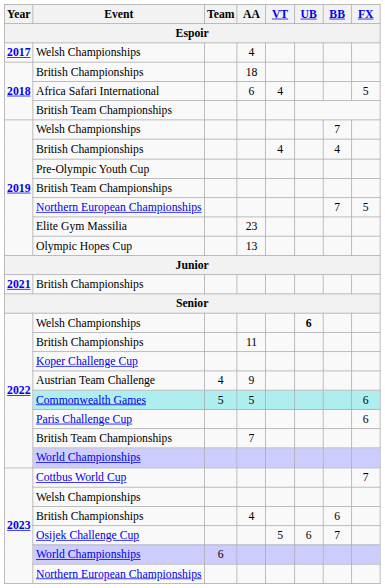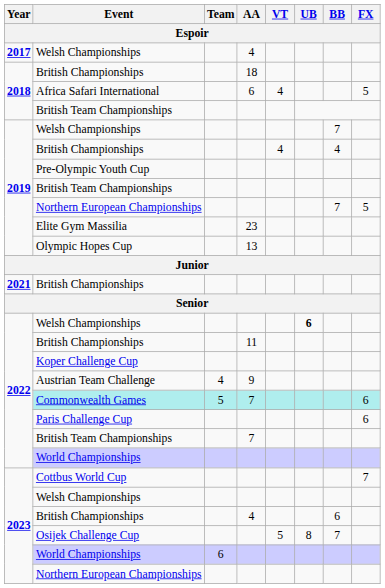(252, 400) 5 -> (252, 400) 7
(309, 535) 6 -> (309, 535) 8
